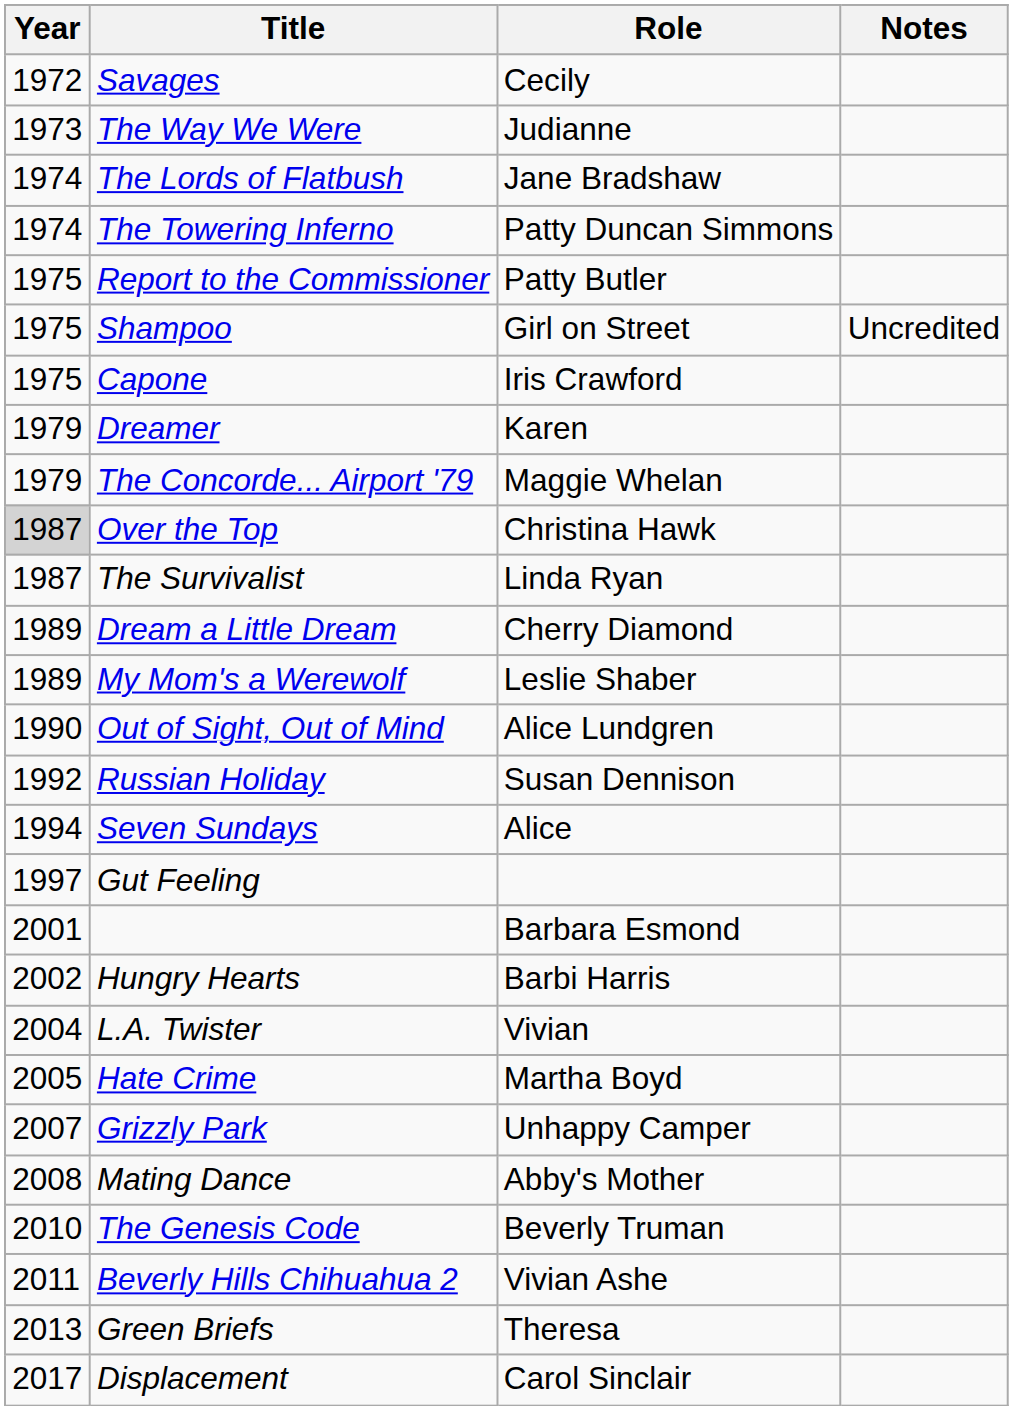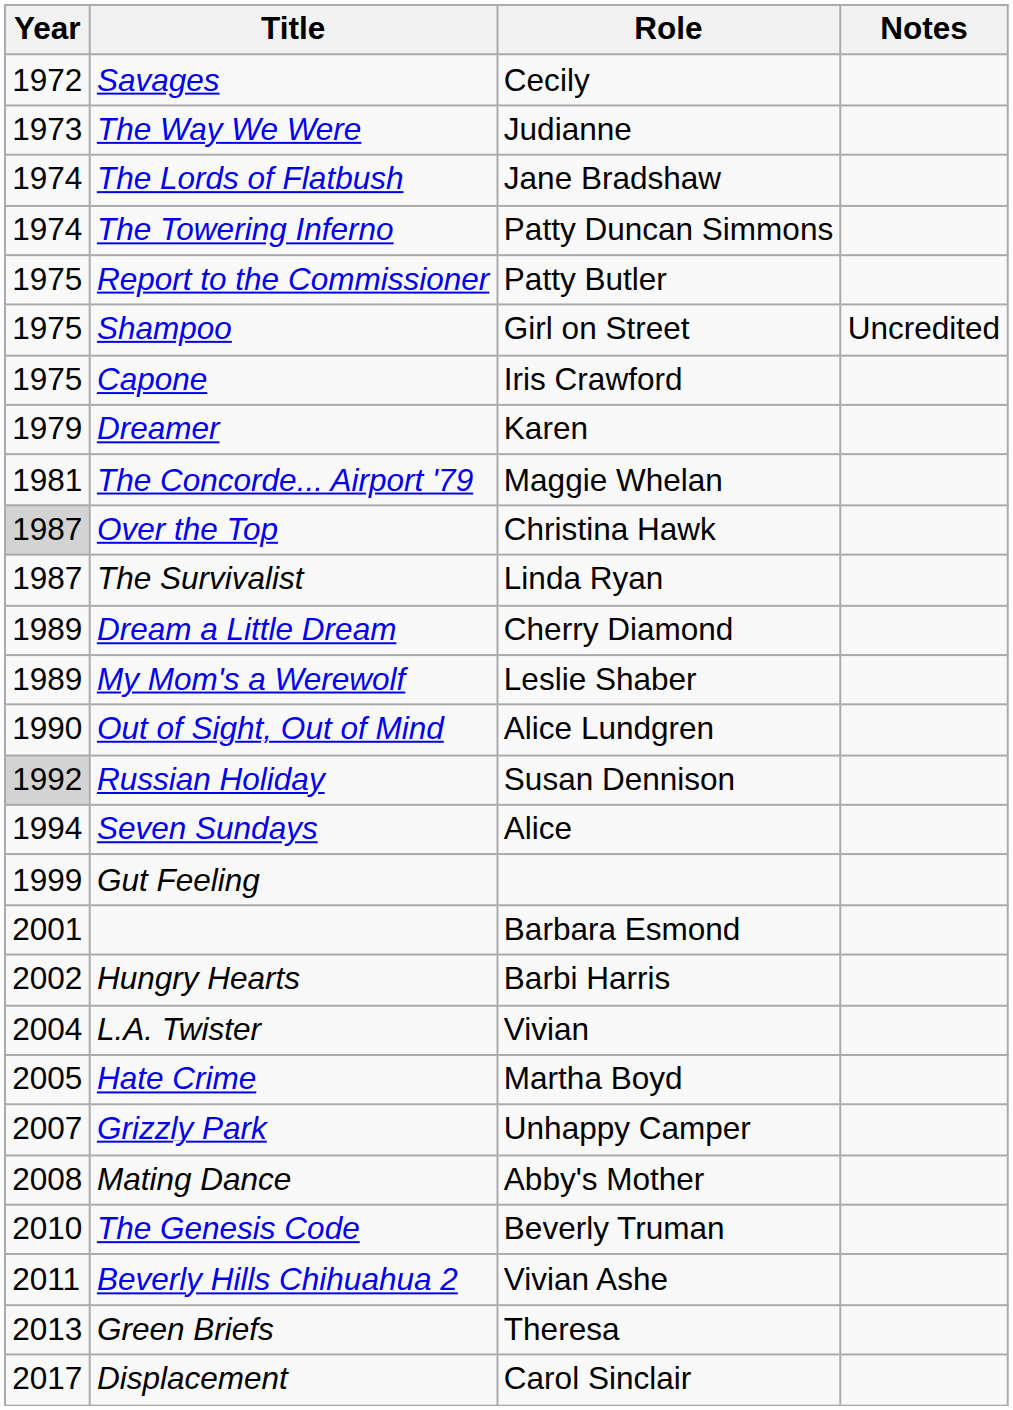(47, 479) 1979 -> (47, 479) 1981
(47, 779) no background -> (47, 779) lightgrey background
(47, 879) 1997 -> (47, 879) 1999
